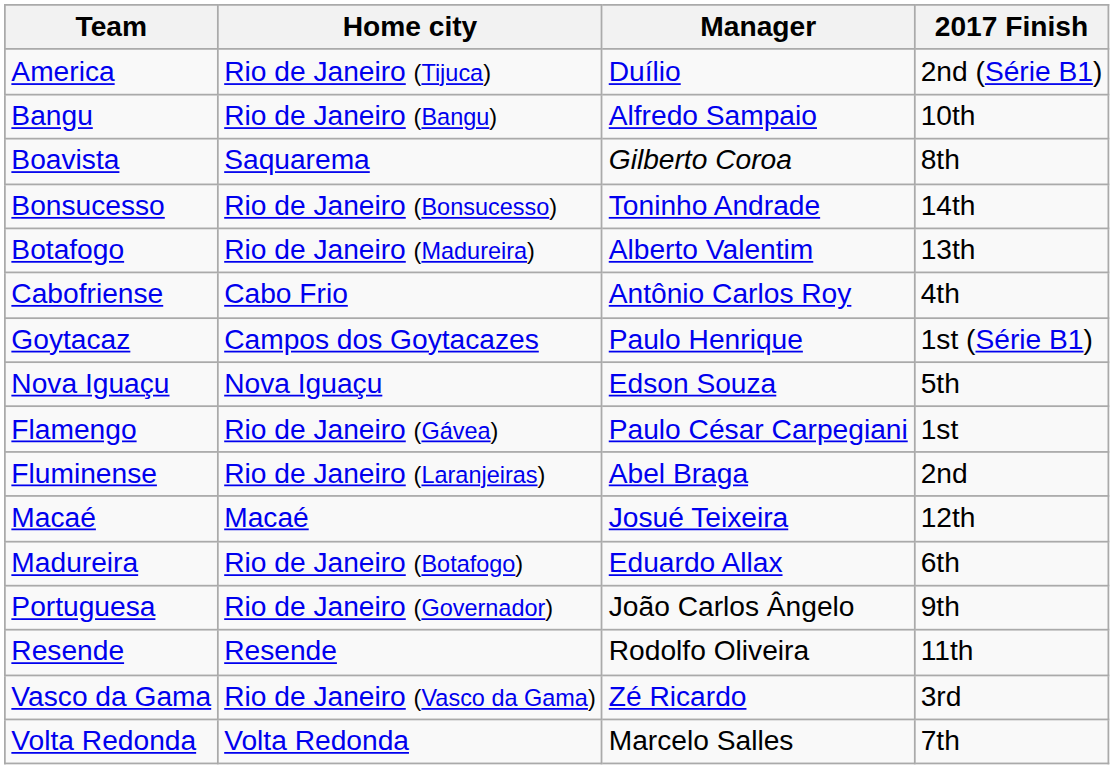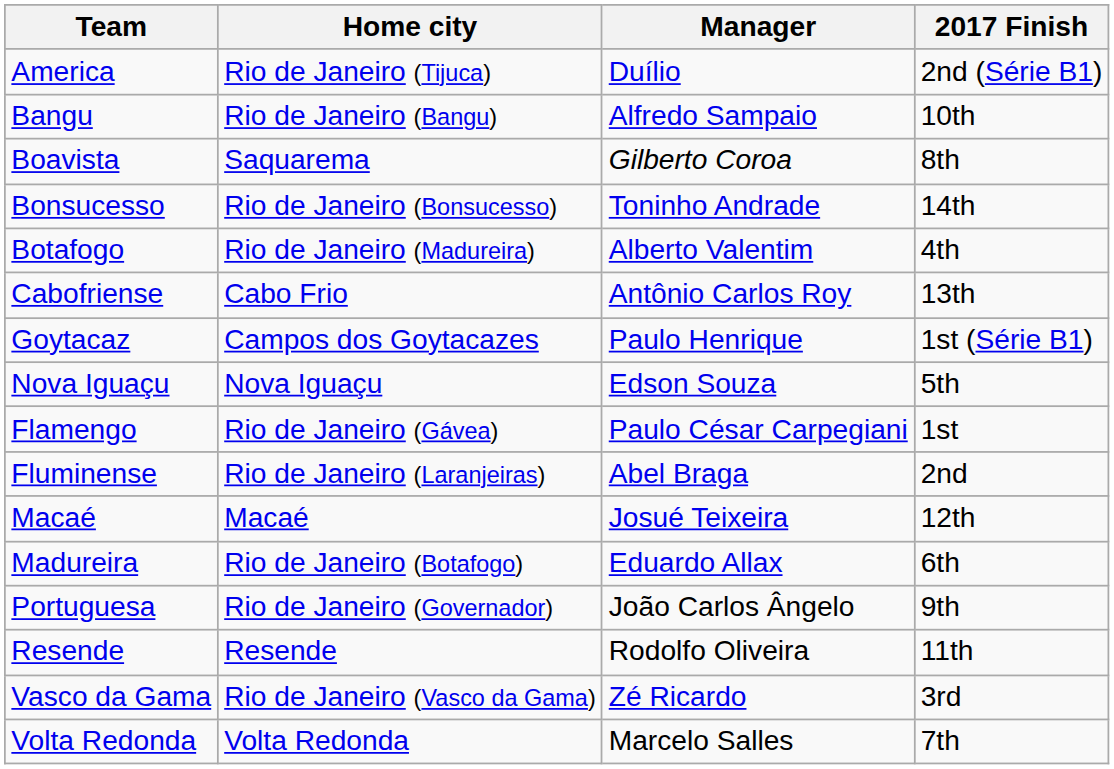(948, 250) 13th -> (940, 250) 4th
(940, 294) 4th -> (948, 294) 13th
